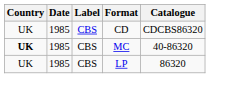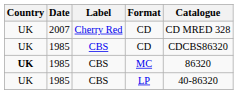+ row: (59, 29)
(173, 46) 40-86320 -> (198, 63) 86320
(173, 63) 86320 -> (198, 80) 40-86320
